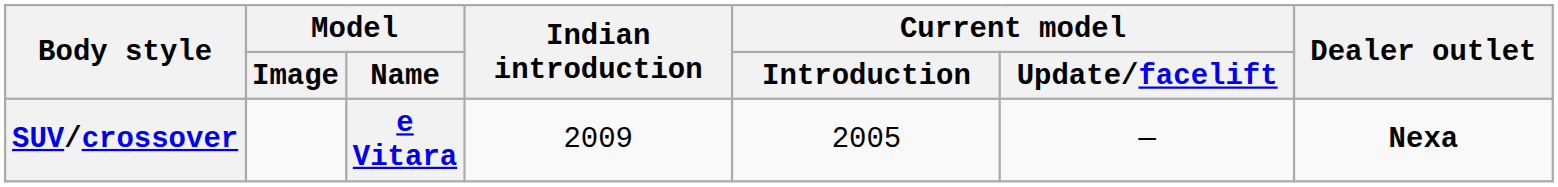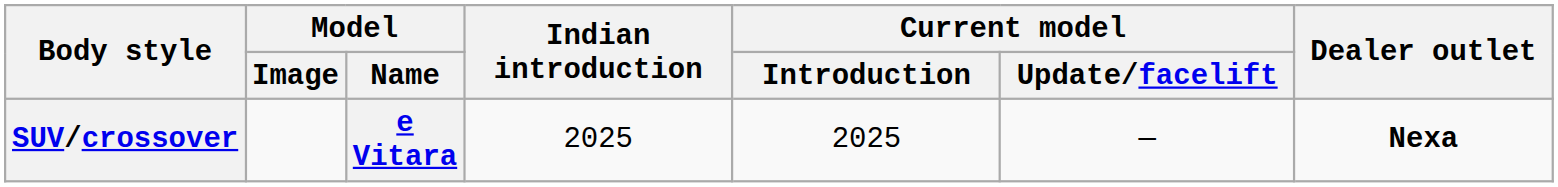(598, 140) 2009 -> (598, 140) 2025
(866, 140) 2005 -> (866, 140) 2025
